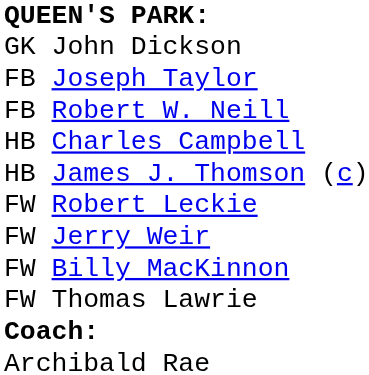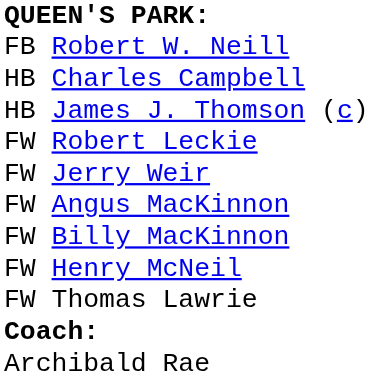- row: (147, 47)
- row: (155, 79)
+ row: (170, 206)
+ row: (147, 269)
